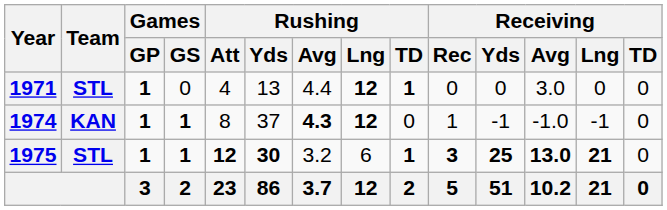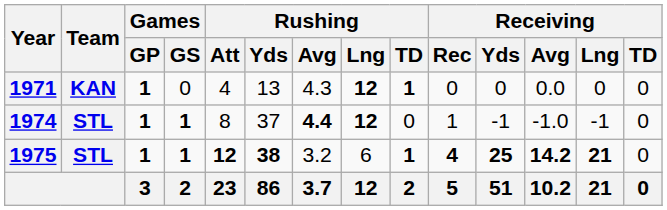(93, 88) STL -> (93, 88) KAN
(317, 88) 4.4 -> (317, 88) 4.3
(550, 88) 3.0 -> (550, 88) 0.0
(93, 121) KAN -> (93, 121) STL
(317, 121) 4.3 -> (317, 121) 4.4
(269, 155) 30 -> (269, 155) 38
(452, 155) 3 -> (452, 155) 4
(550, 155) 13.0 -> (550, 155) 14.2
